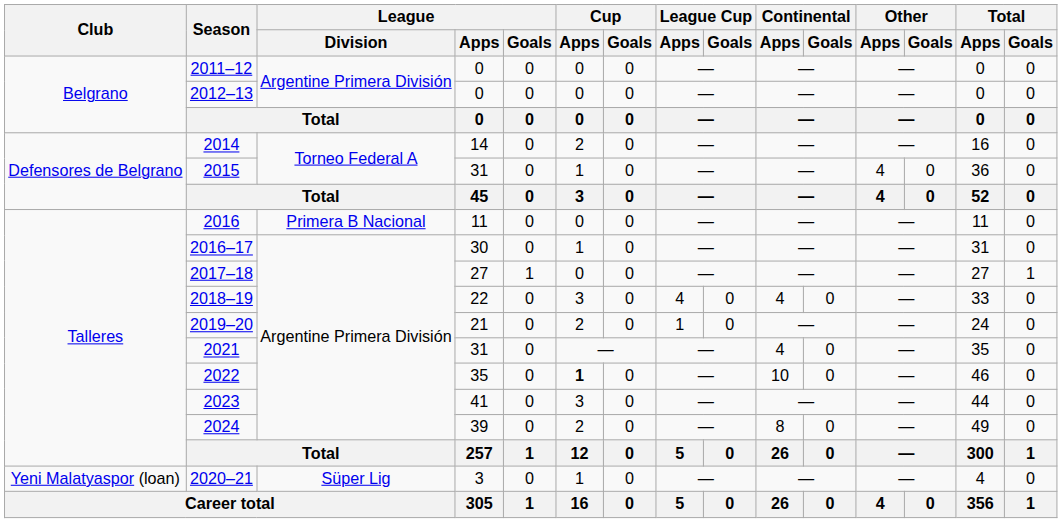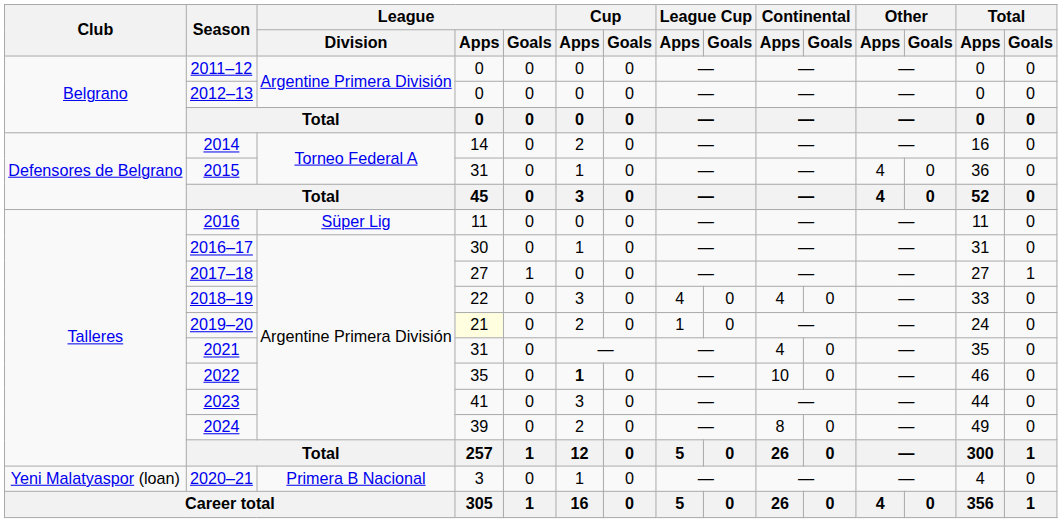(356, 222) Primera B Nacional -> (356, 222) Süper Lig
(479, 324) no background -> (479, 324) lightyellow background
(356, 478) Süper Lig -> (356, 478) Primera B Nacional
